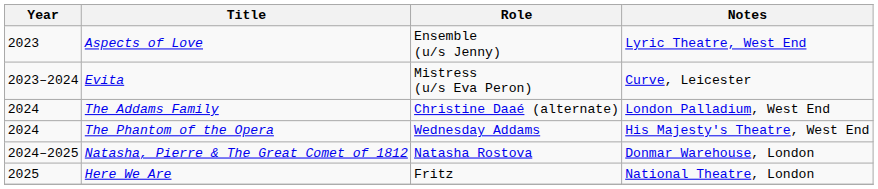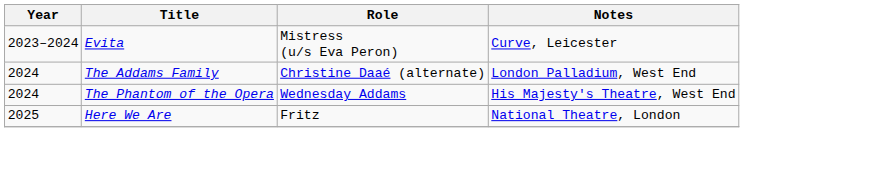- row: (144, 44)
- row: (246, 153)
